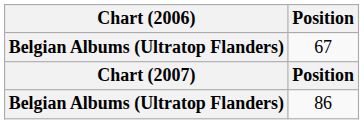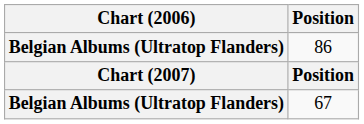rows swapped: (323, 103) <-> (323, 47)
